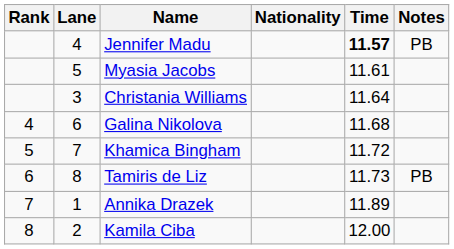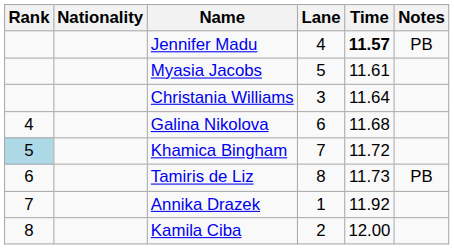columns swapped: (77, 17) <-> (298, 17)
(29, 151) no background -> (29, 151) lightblue background
(369, 204) 11.89 -> (369, 204) 11.92
